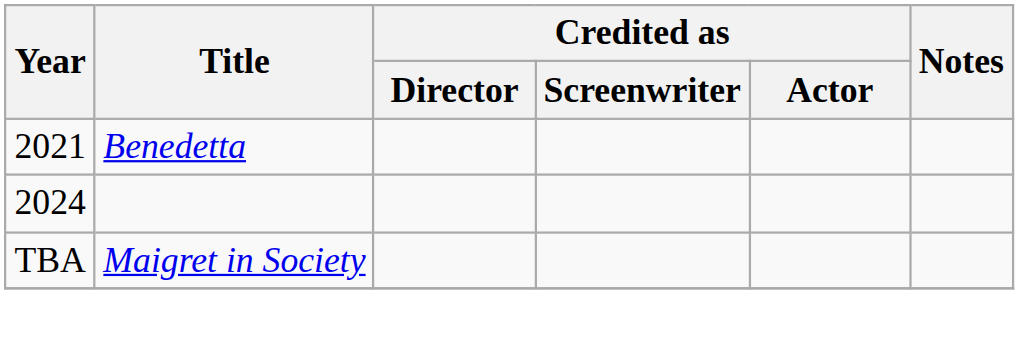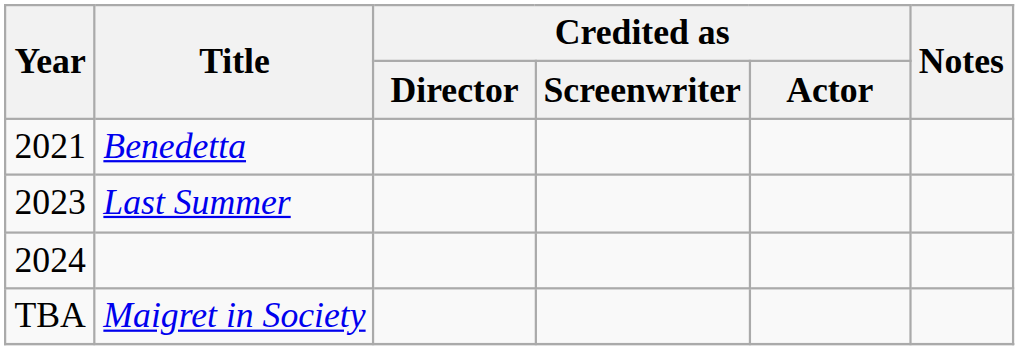+ row: (50, 202)
